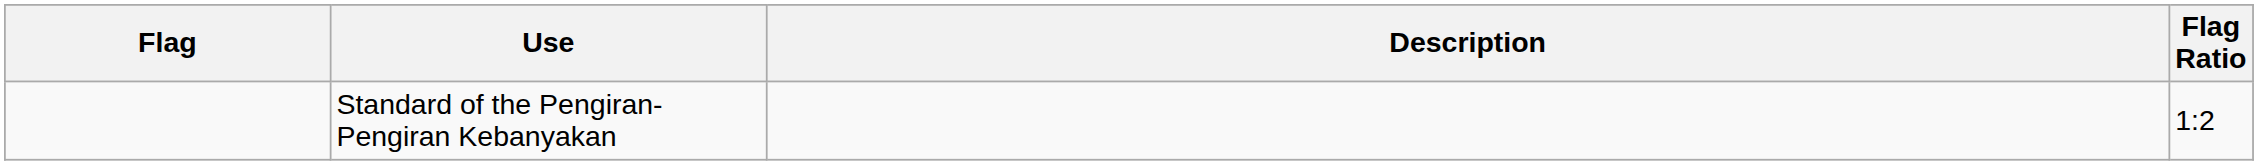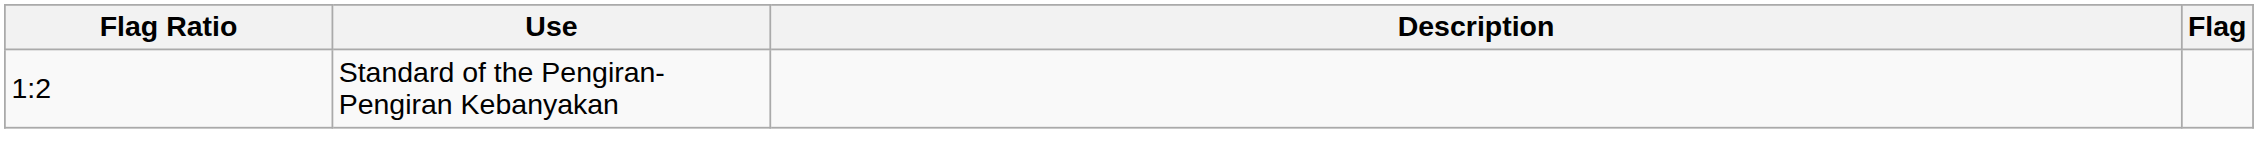columns swapped: (167, 43) <-> (2211, 43)
